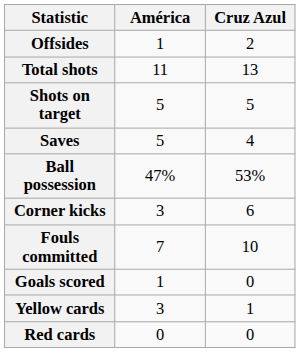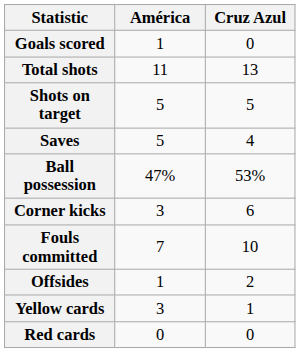rows swapped: (60, 282) <-> (60, 43)
